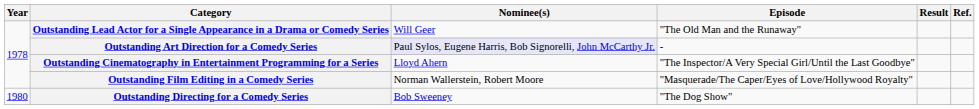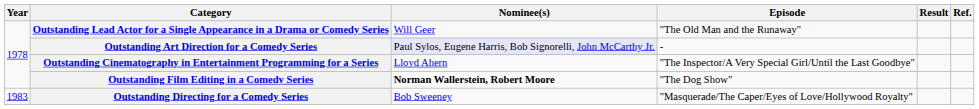(469, 79) normal -> (474, 79) bold
(786, 79) "Masquerade/The Caper/Eyes of Love/Hollywood Royalty" -> (696, 79) "The Dog Show"
(17, 96) 1980 -> (17, 96) 1983
(696, 96) "The Dog Show" -> (786, 96) "Masquerade/The Caper/Eyes of Love/Hollywood Royalty"
